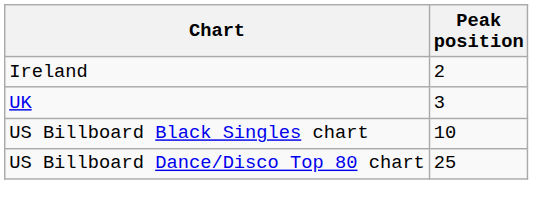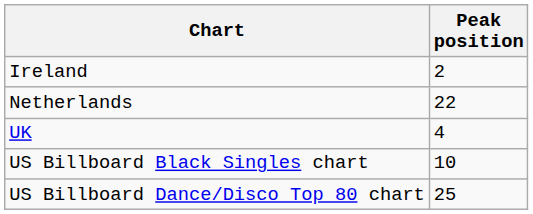+ row: (71, 103)
(439, 103) 3 -> (439, 133) 4
